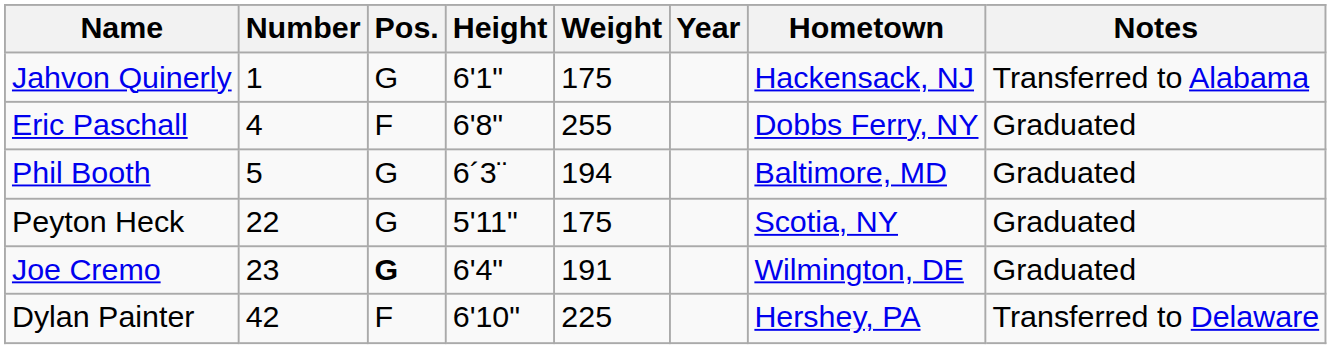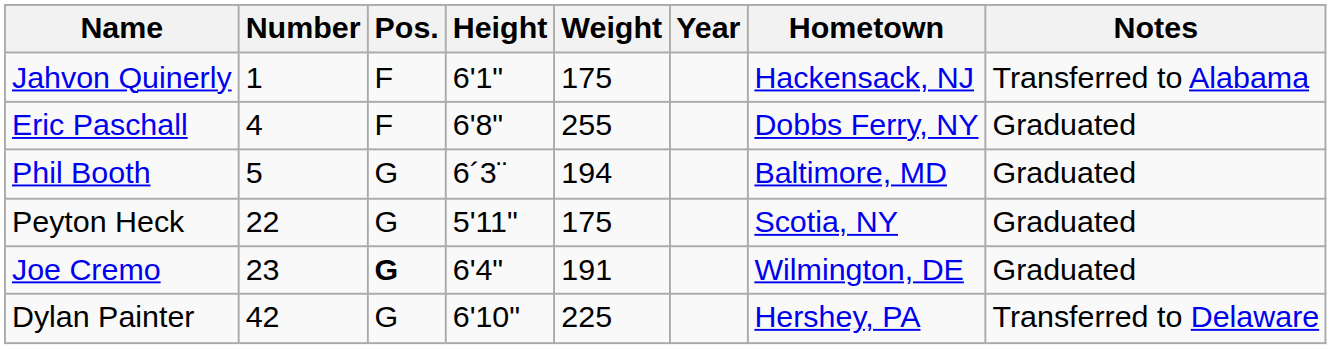(386, 76) G -> (384, 76) F
(384, 317) F -> (386, 317) G
